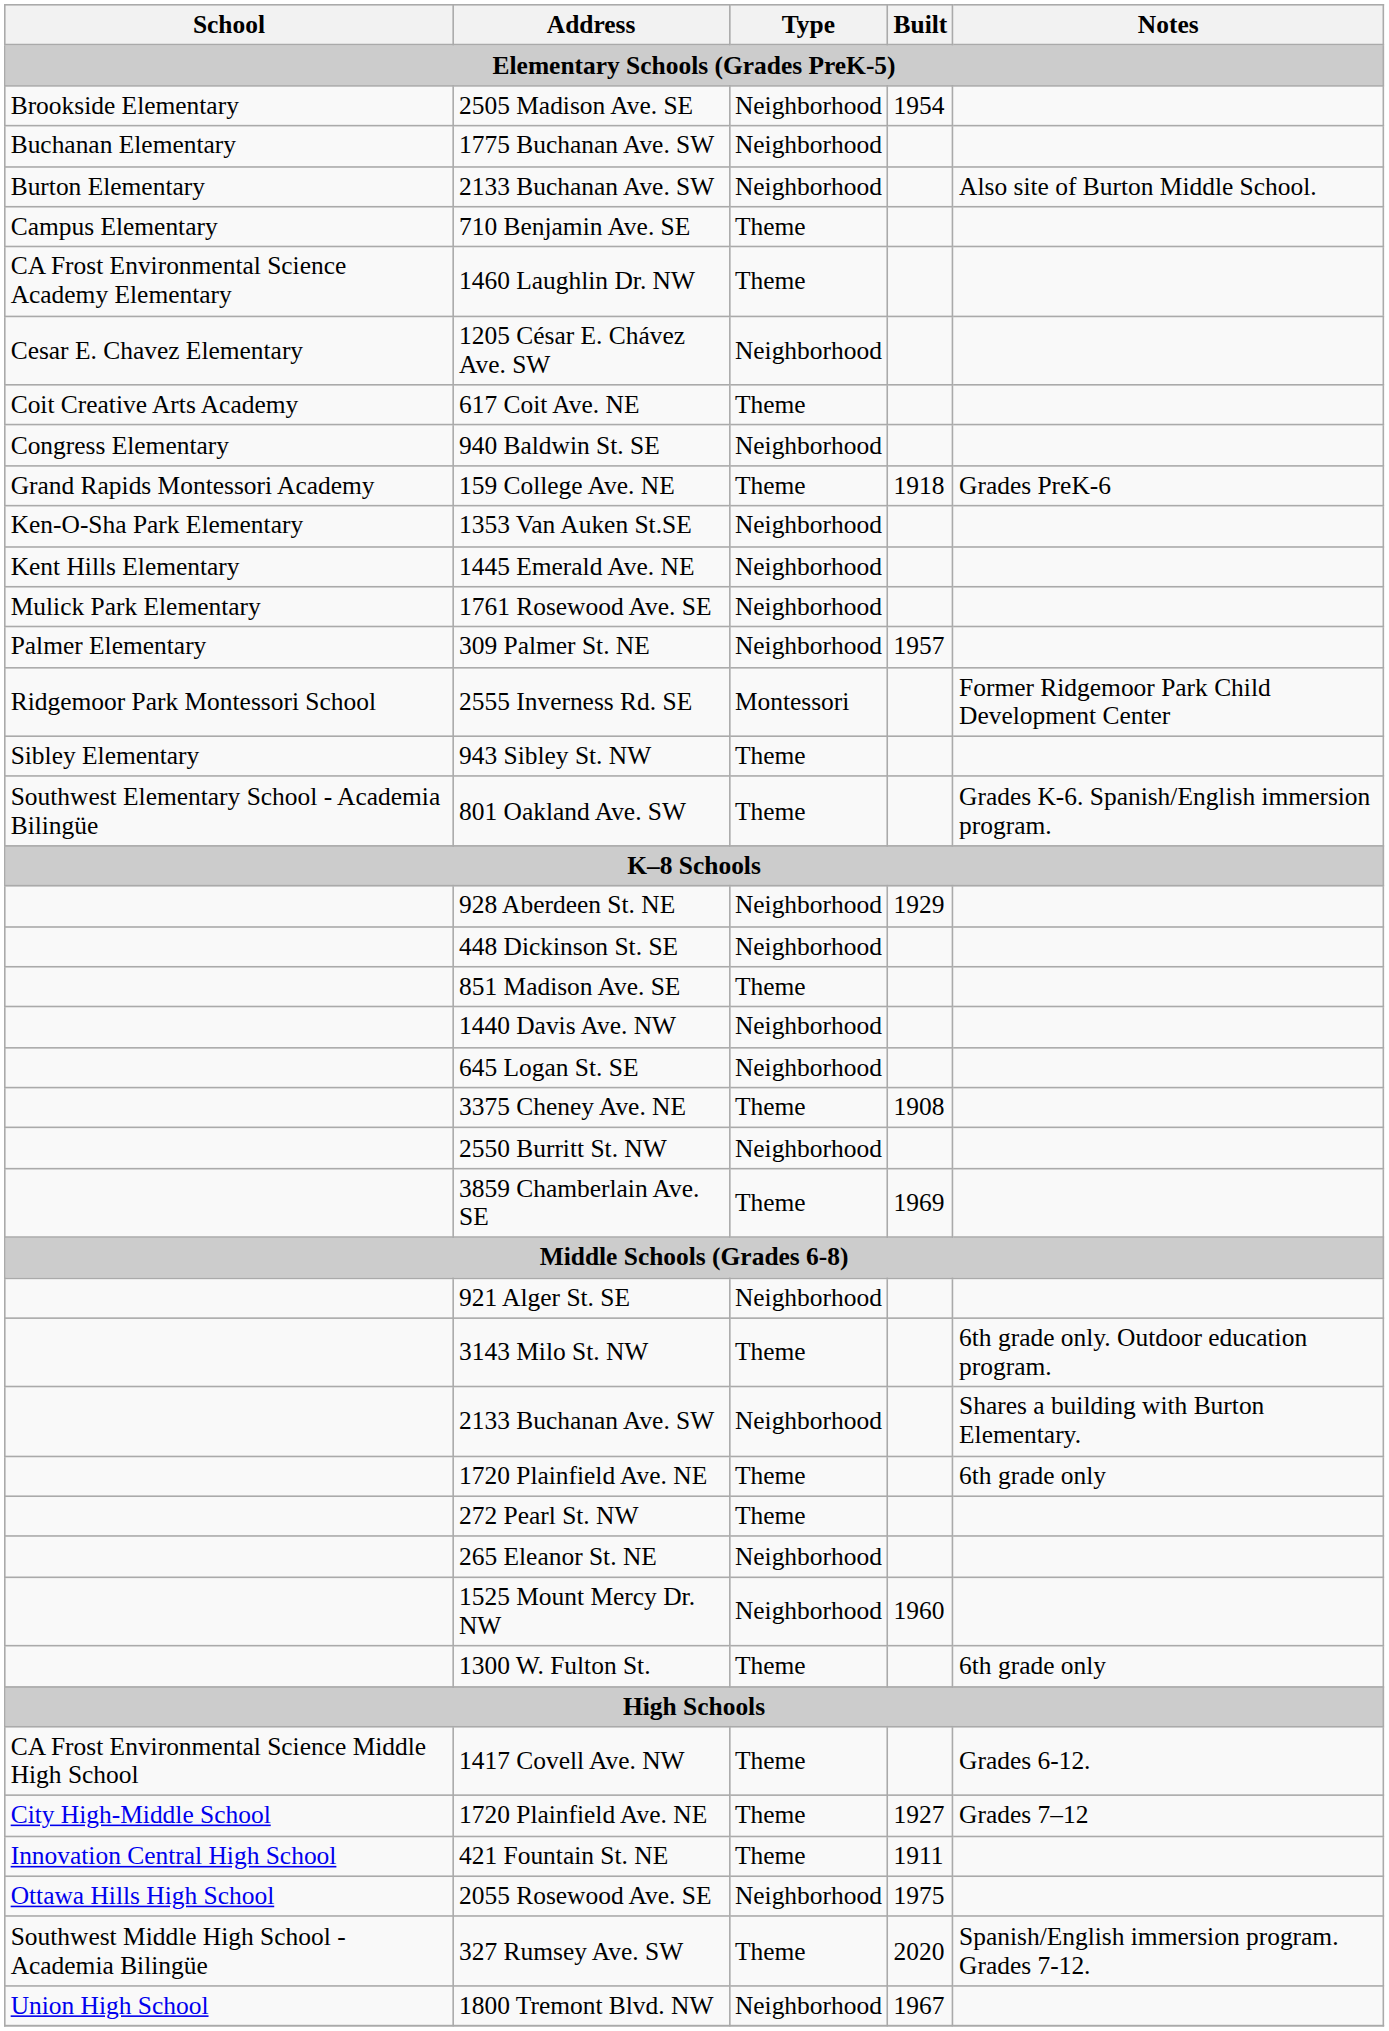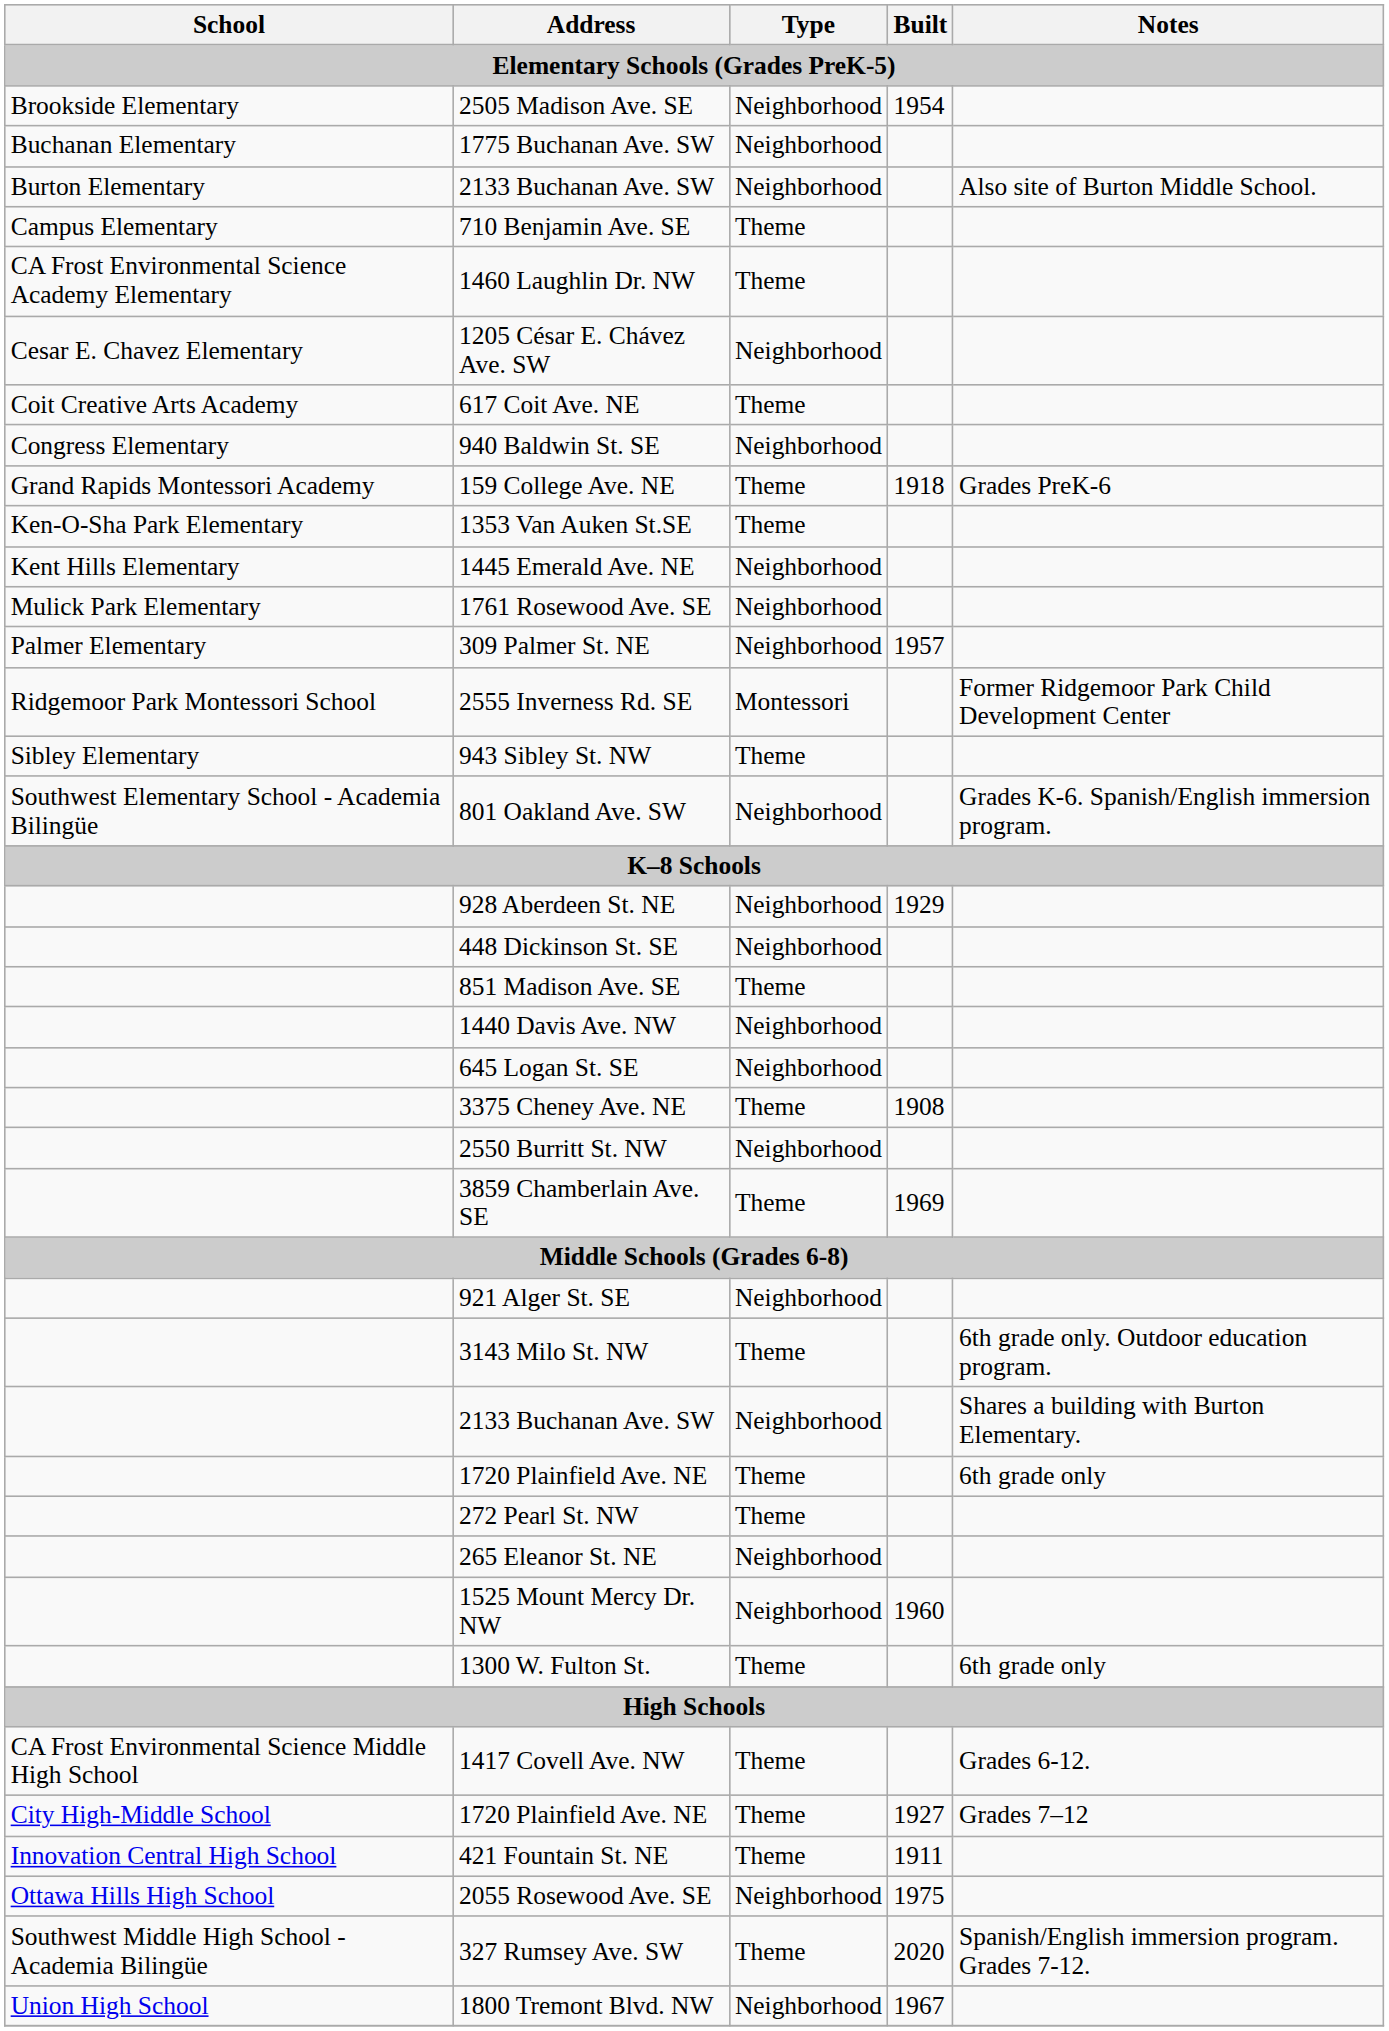(808, 525) Neighborhood -> (770, 525) Theme
(770, 810) Theme -> (808, 810) Neighborhood
